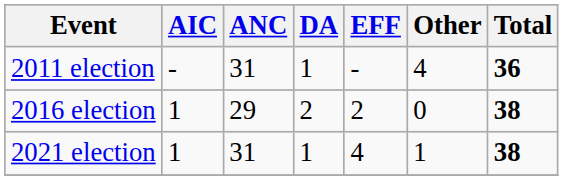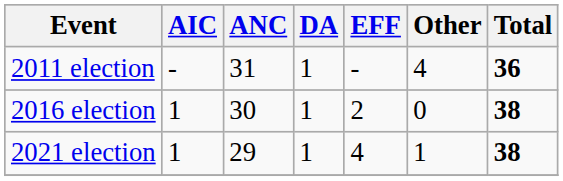(243, 110) 29 -> (243, 110) 30
(306, 110) 2 -> (306, 110) 1
(243, 152) 31 -> (243, 152) 29
